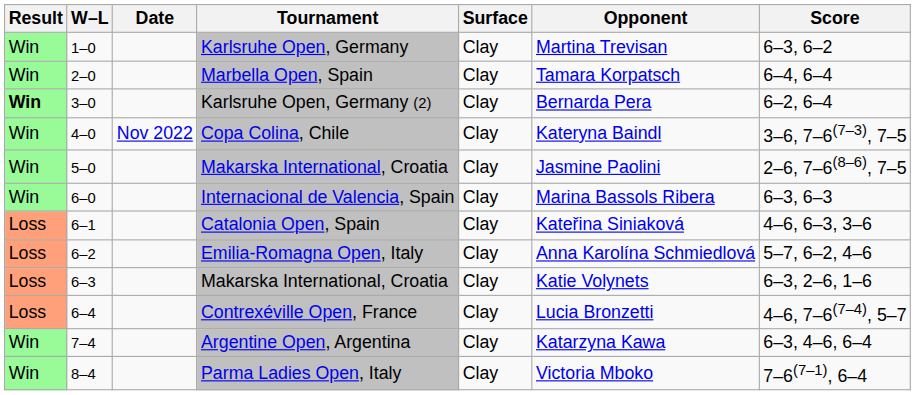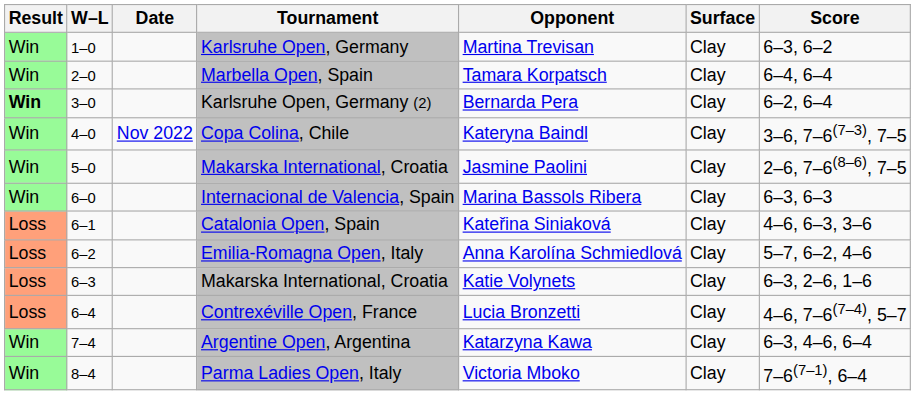columns swapped: (495, 18) <-> (646, 18)
